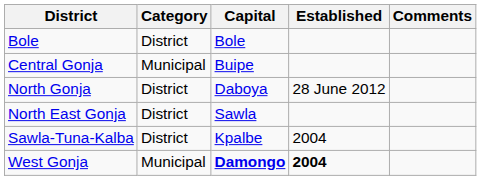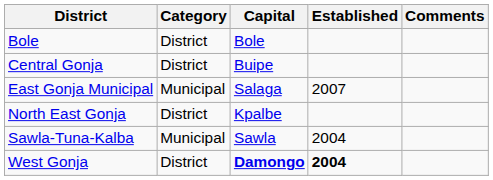(173, 65) Municipal -> (184, 65) District
+ row: (81, 89)
- row: (49, 89)
(235, 114) Sawla -> (258, 114) Kpalbe
(164, 138) District -> (193, 138) Municipal
(238, 138) Kpalbe -> (255, 138) Sawla
(173, 162) Municipal -> (184, 162) District
